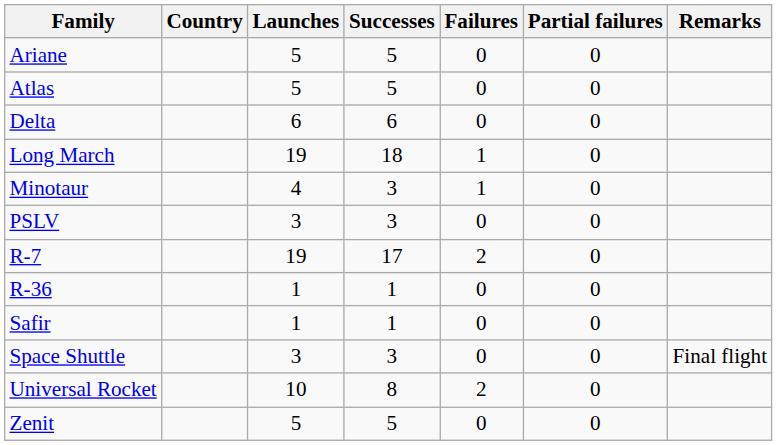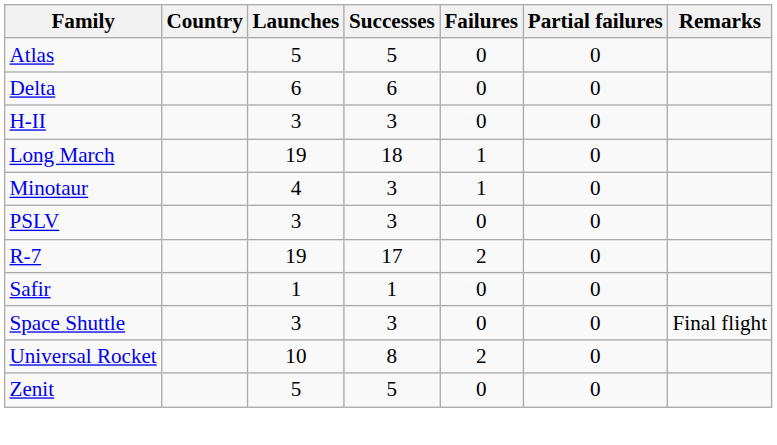- row: (38, 54)
+ row: (28, 121)
- row: (31, 289)
